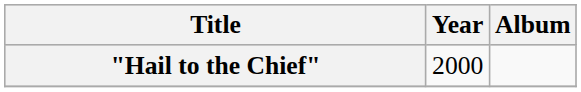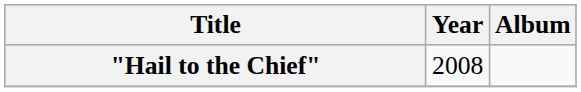(458, 65) 2000 -> (458, 65) 2008
